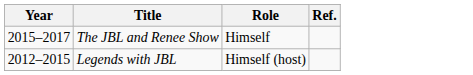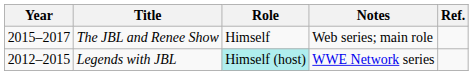+ column: (373, 15)
(266, 59) no background -> (266, 59) paleturquoise background
